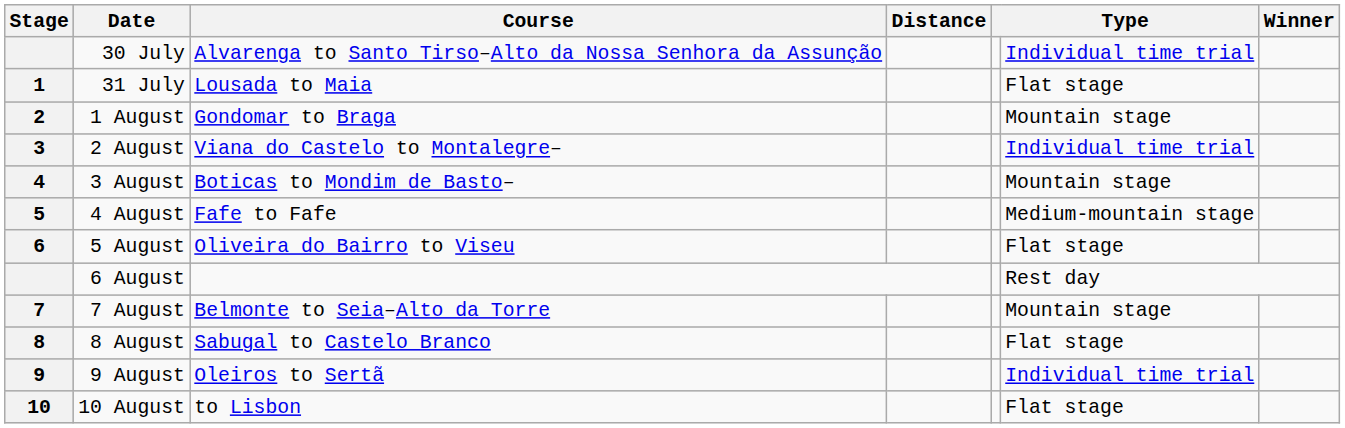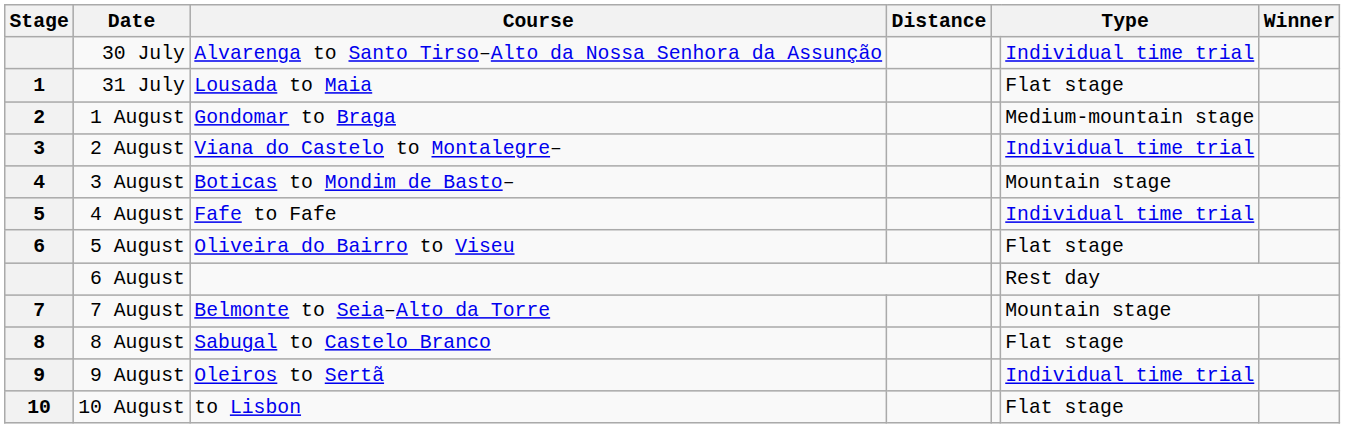(1088, 117) Mountain stage -> (1130, 117) Medium-mountain stage
(1130, 214) Medium-mountain stage -> (1130, 214) Individual time trial
